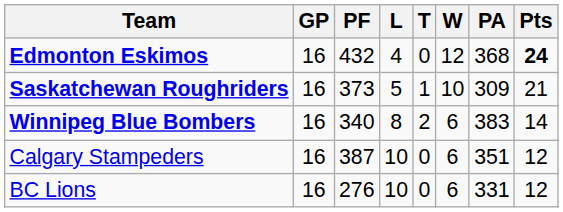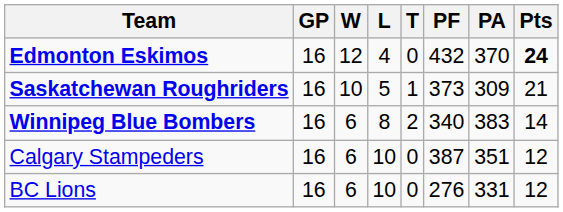columns swapped: (452, 21) <-> (357, 21)
(492, 55) 368 -> (492, 55) 370
